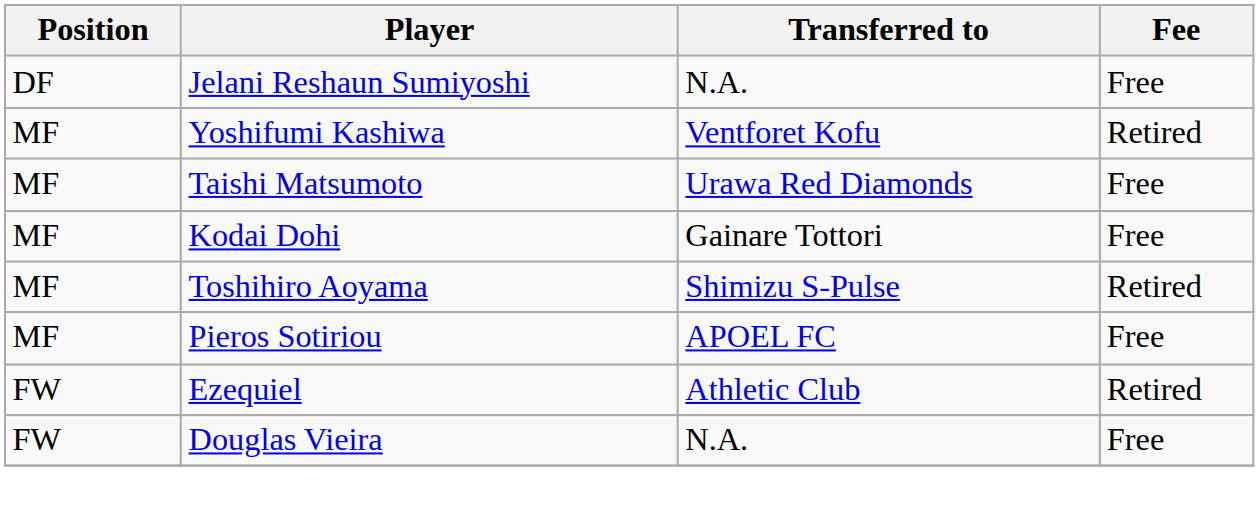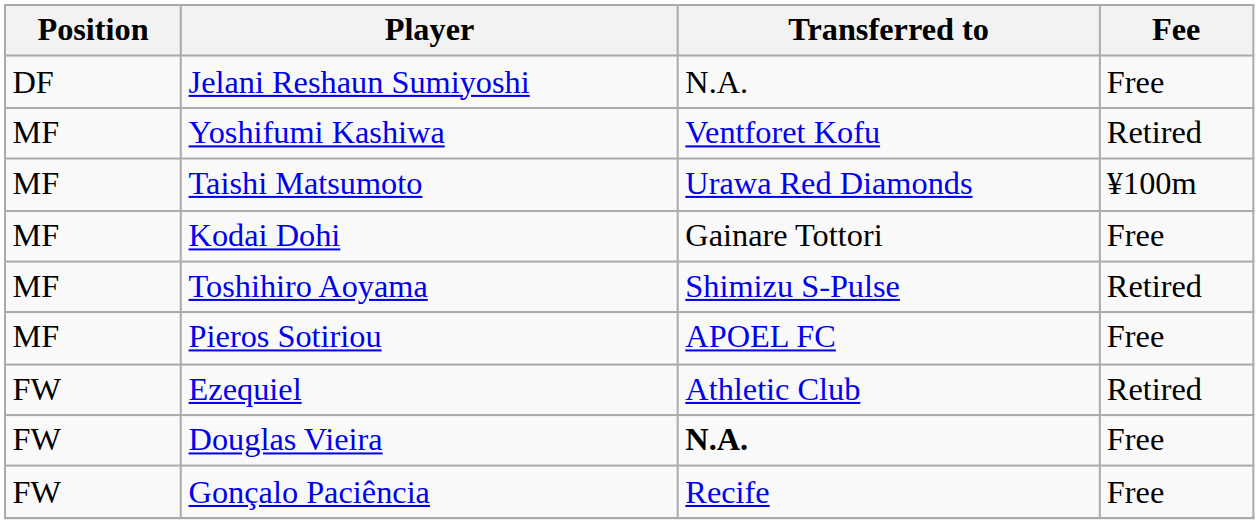(1136, 183) Free -> (1152, 183) ¥100m
(717, 440) normal -> (717, 440) bold
+ row: (309, 491)
